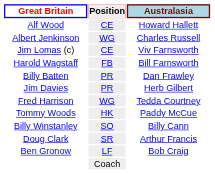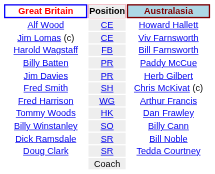- row: (46, 38)
(168, 75) Dan Frawley -> (168, 63) Paddy McCue
+ row: (46, 88)
(168, 101) Tedda Courtney -> (168, 101) Arthur Francis
(168, 113) Paddy McCue -> (168, 113) Dan Frawley
+ row: (46, 138)
(168, 138) Arthur Francis -> (168, 151) Tedda Courtney
- row: (46, 151)
